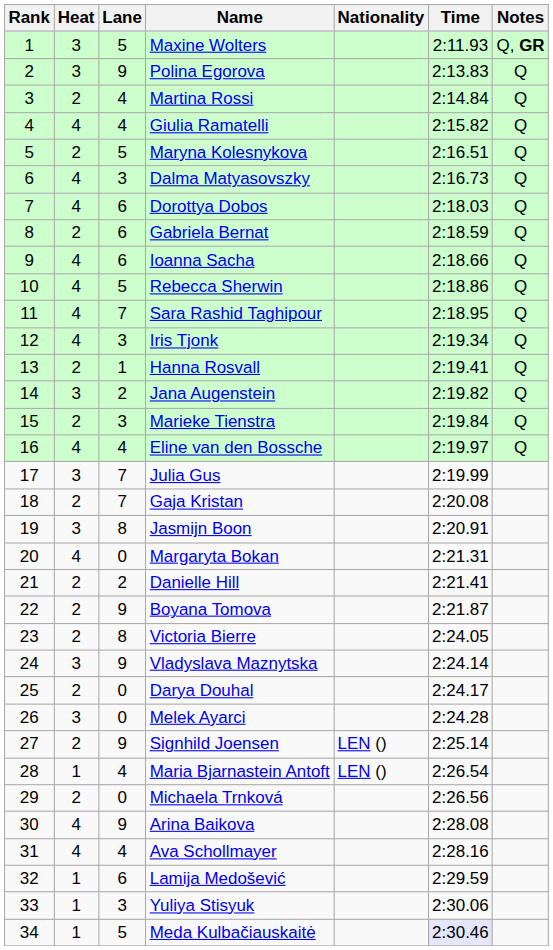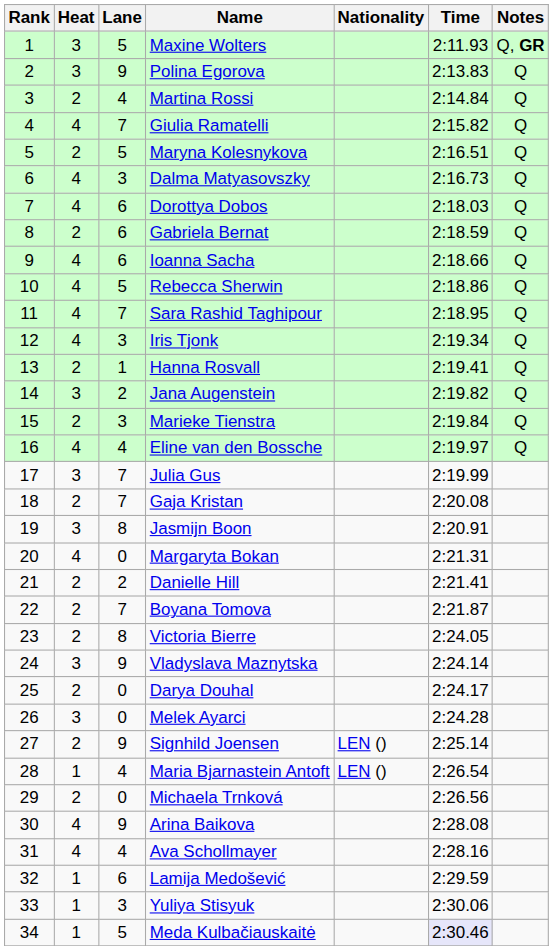(122, 125) 4 -> (122, 125) 7
(122, 609) 9 -> (122, 609) 7
